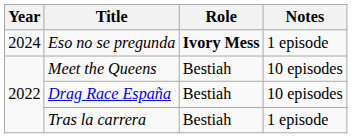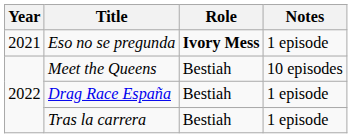(24, 42) 2024 -> (24, 42) 2021
(305, 94) 10 episodes -> (298, 94) 1 episode
